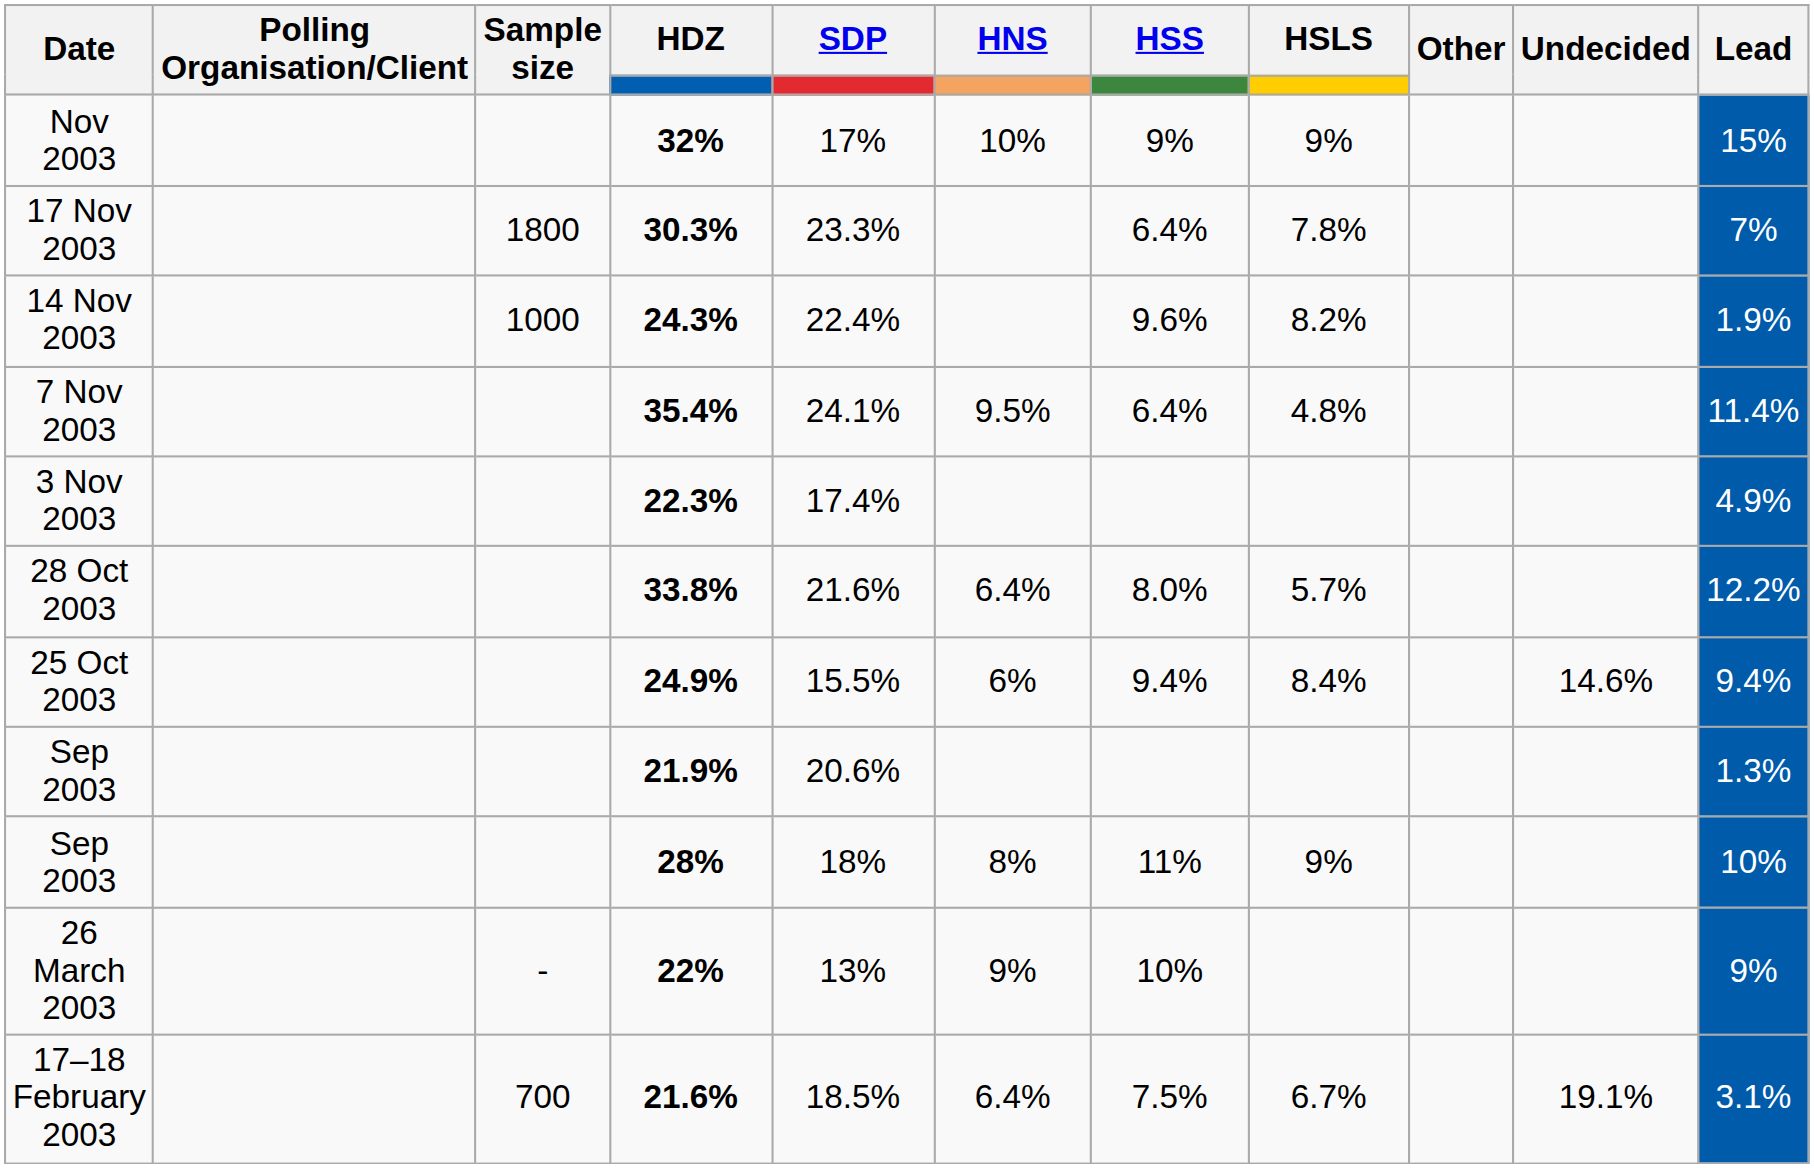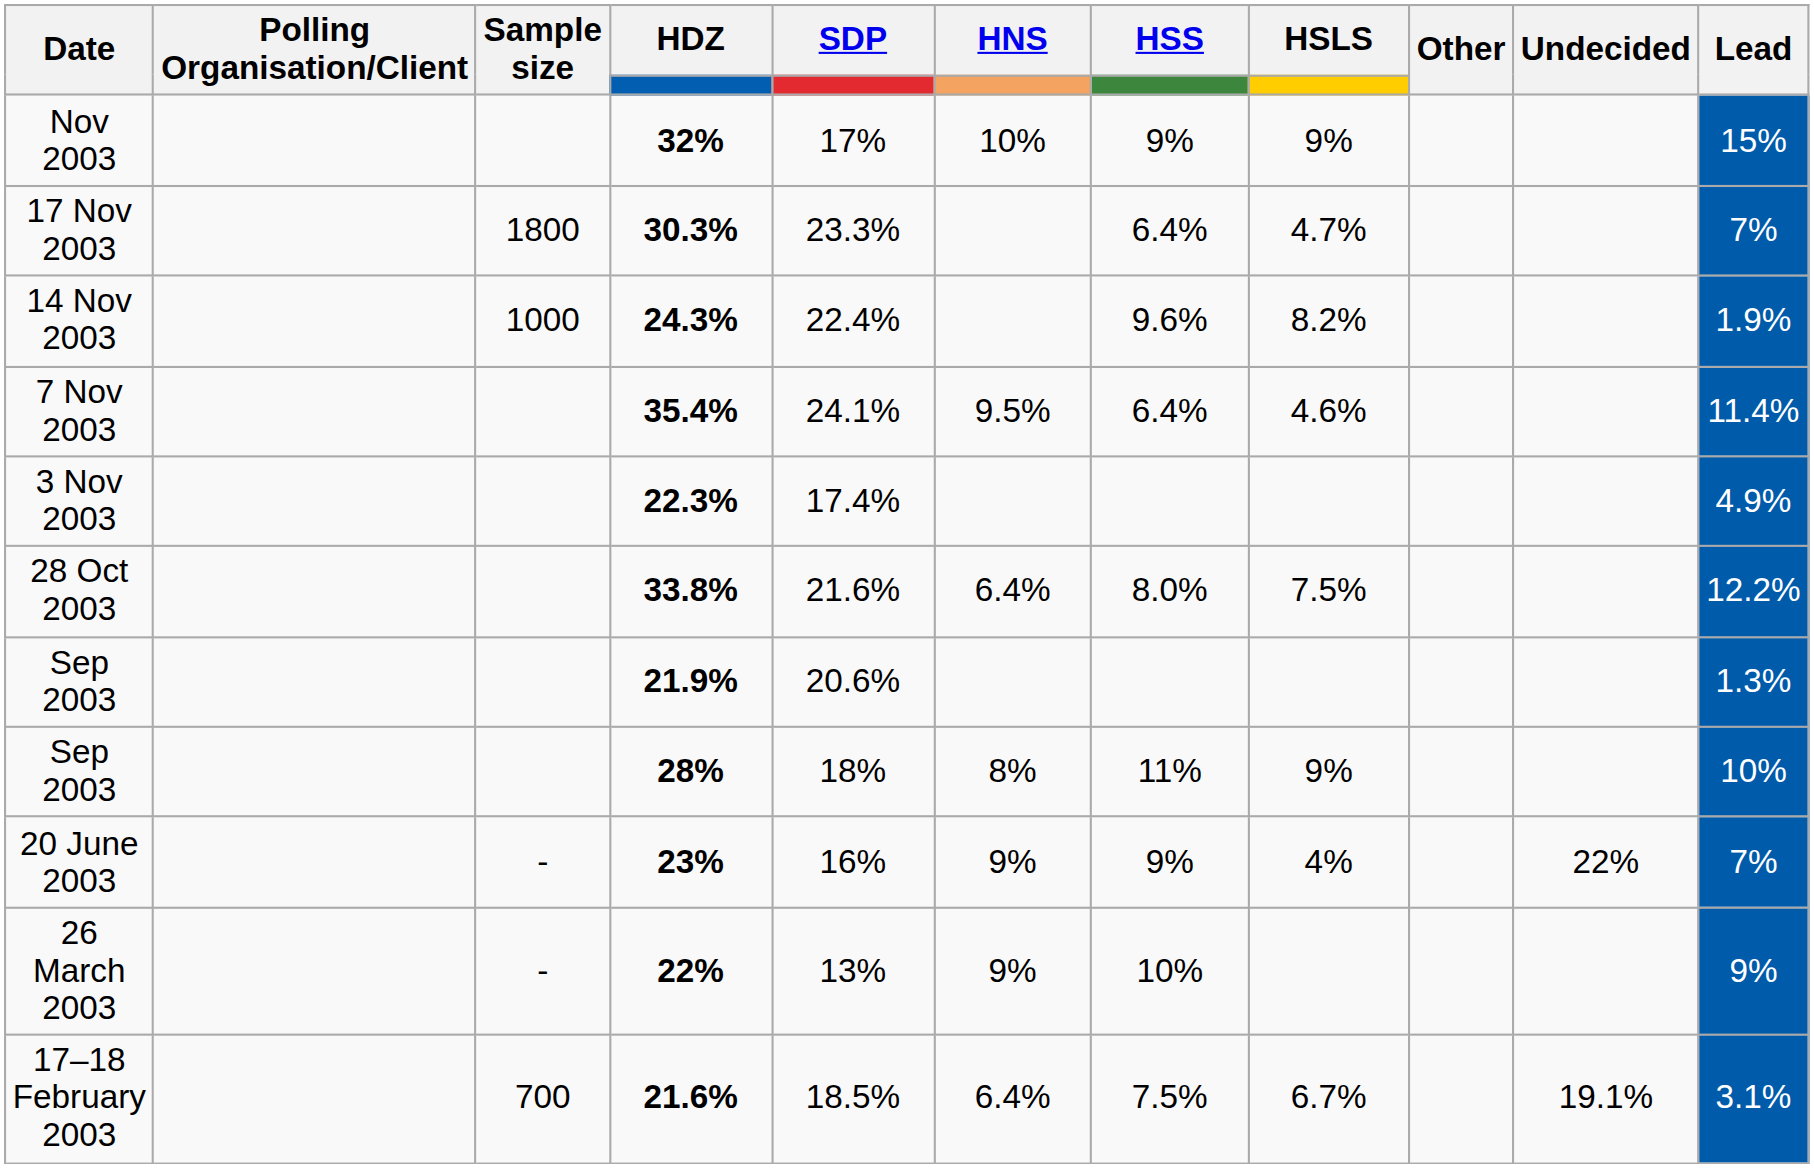(1329, 230) 7.8% -> (1329, 230) 4.7%
(1329, 410) 4.8% -> (1329, 410) 4.6%
(1329, 590) 5.7% -> (1329, 590) 7.5%
- row: (79, 681)
+ row: (79, 861)
